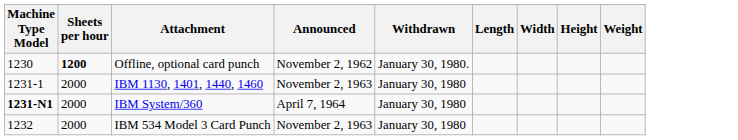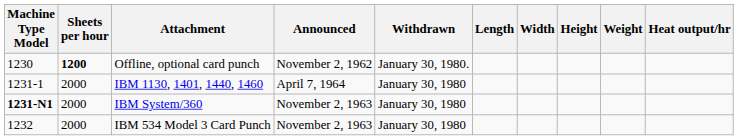+ column: (689, 29)
(324, 84) November 2, 1963 -> (311, 84) April 7, 1964
(311, 104) April 7, 1964 -> (324, 104) November 2, 1963
